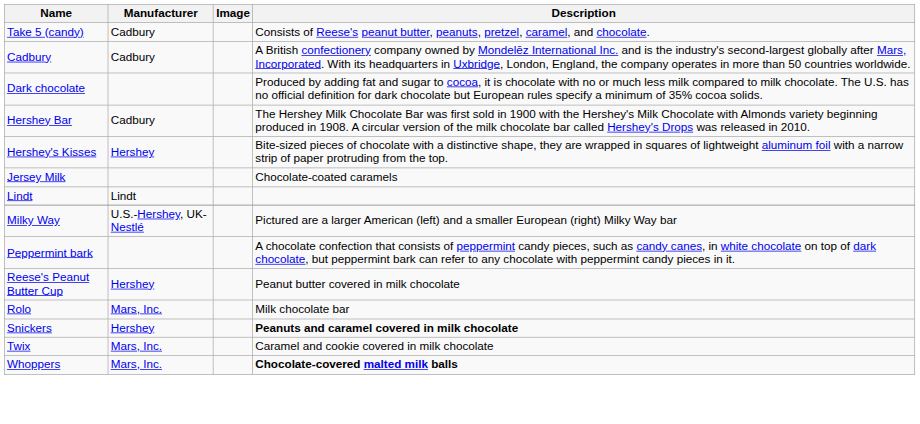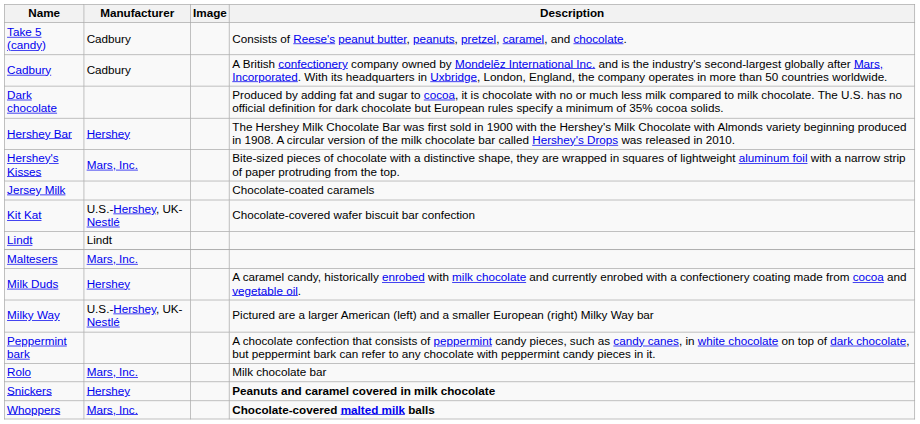(133, 120) Cadbury -> (108, 133) Hershey
(132, 152) Hershey -> (112, 165) Mars, Inc.
+ row: (24, 215)
+ row: (32, 259)
+ row: (33, 284)
- row: (48, 284)
- row: (19, 346)
